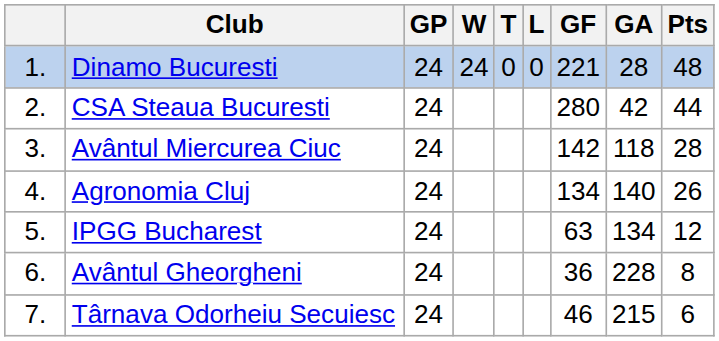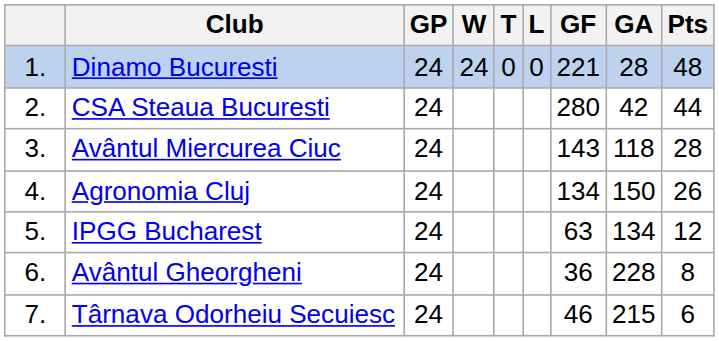(578, 149) 142 -> (578, 149) 143
(634, 190) 140 -> (634, 190) 150
